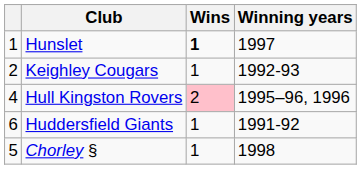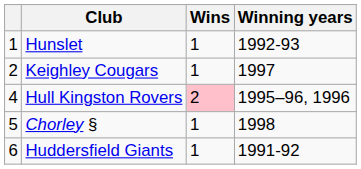(195, 44) bold -> (195, 44) normal
(257, 44) 1997 -> (269, 44) 1992-93
(269, 71) 1992-93 -> (257, 71) 1997
rows swapped: (99, 124) <-> (61, 151)
